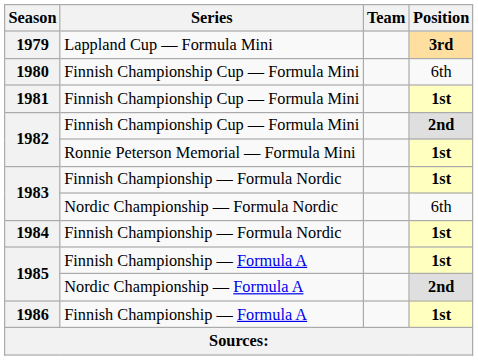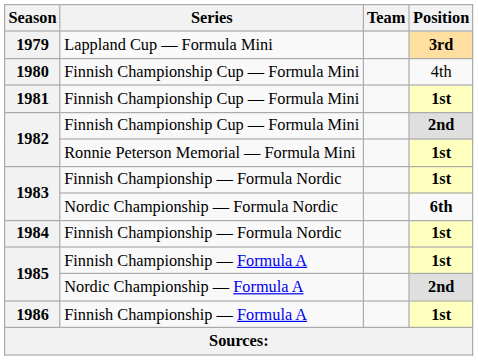(441, 71) 6th -> (441, 71) 4th
(441, 206) normal -> (441, 206) bold
